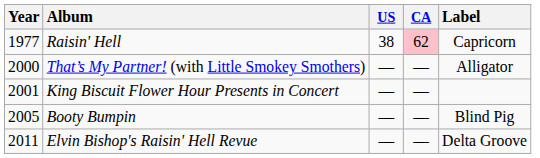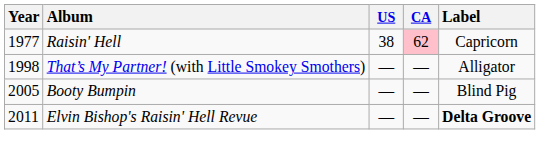(24, 66) 2000 -> (24, 66) 1998
- row: (193, 91)
(485, 141) normal -> (487, 116) bold
